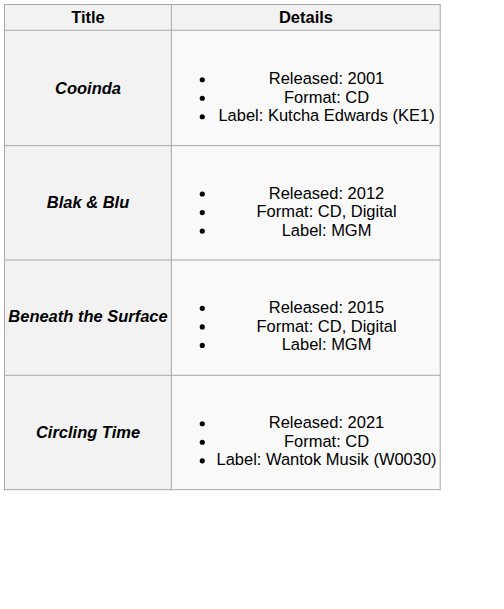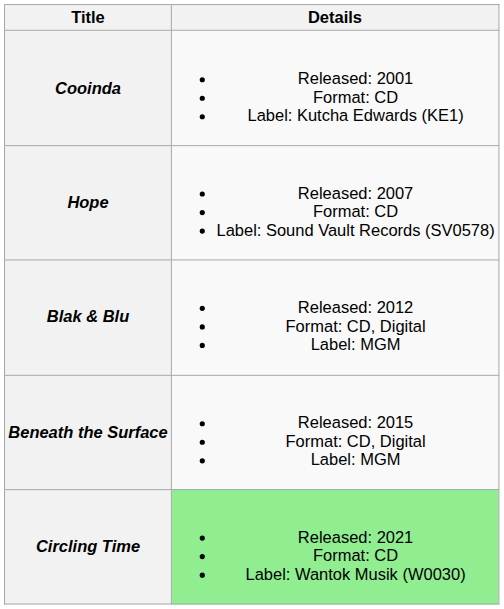+ row: (88, 202)
(306, 441) no background -> (335, 556) lightgreen background
